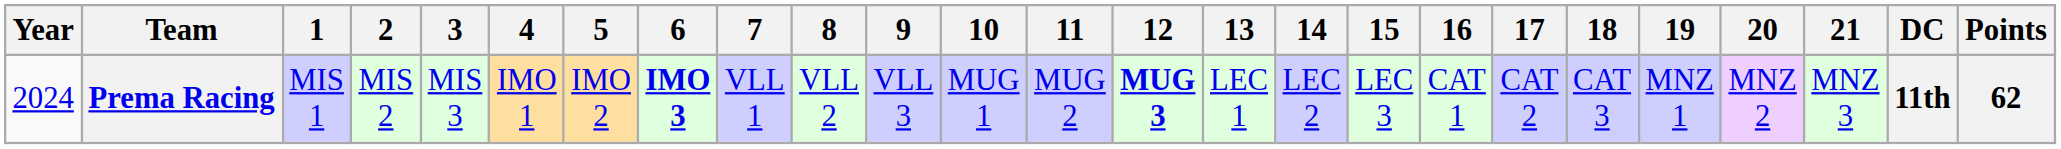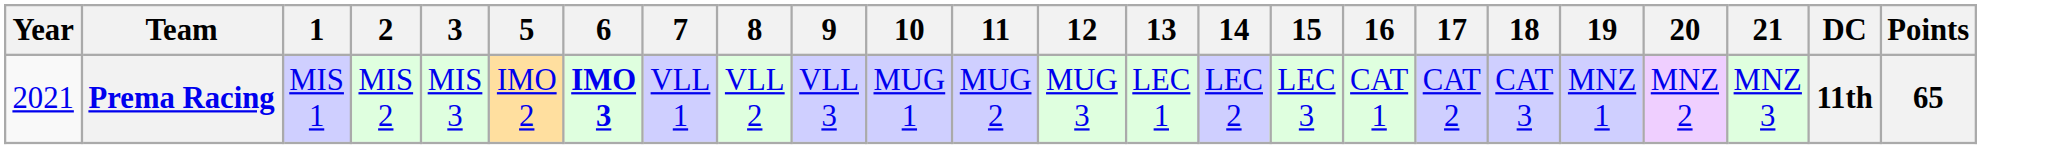- column: (527, 29)
(43, 98) 2024 -> (43, 98) 2021
(1158, 98) bold -> (1082, 98) normal
(2006, 98) 62 -> (1928, 98) 65
